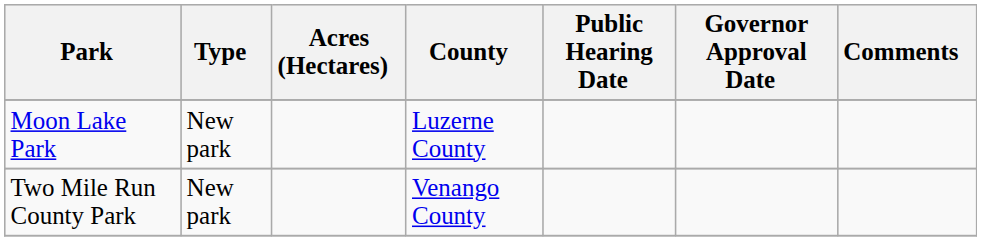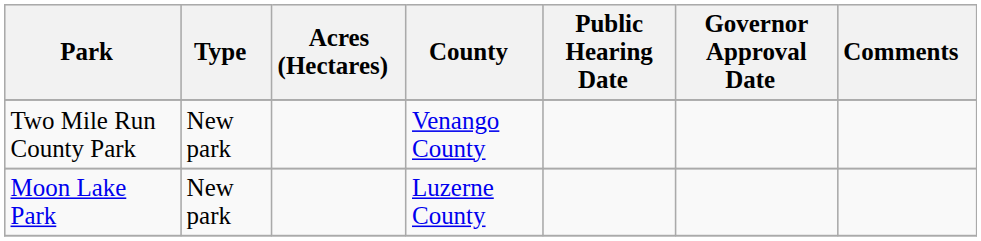rows swapped: (68, 134) <-> (83, 201)
